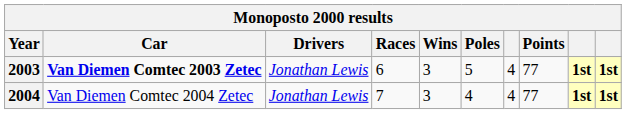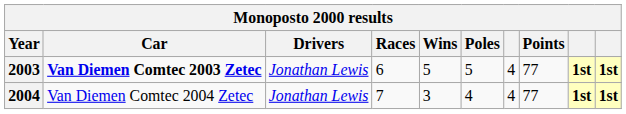(427, 69) 3 -> (427, 69) 5
